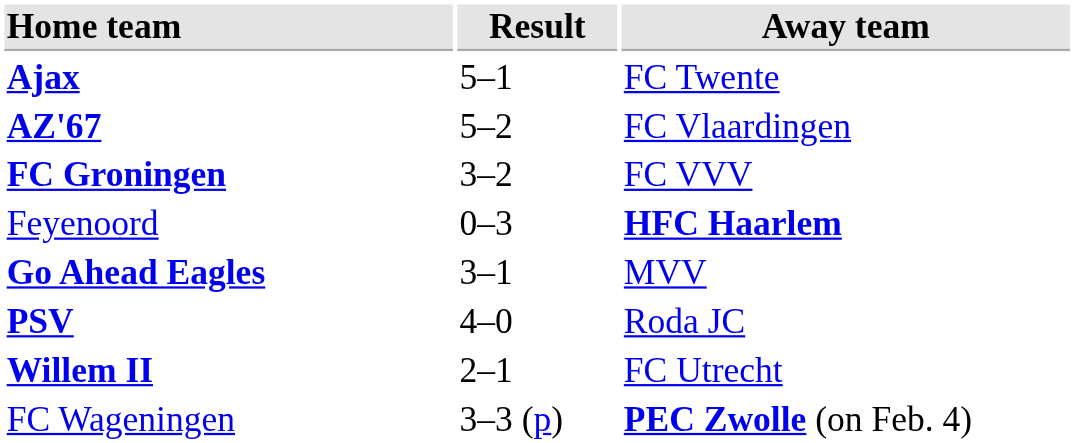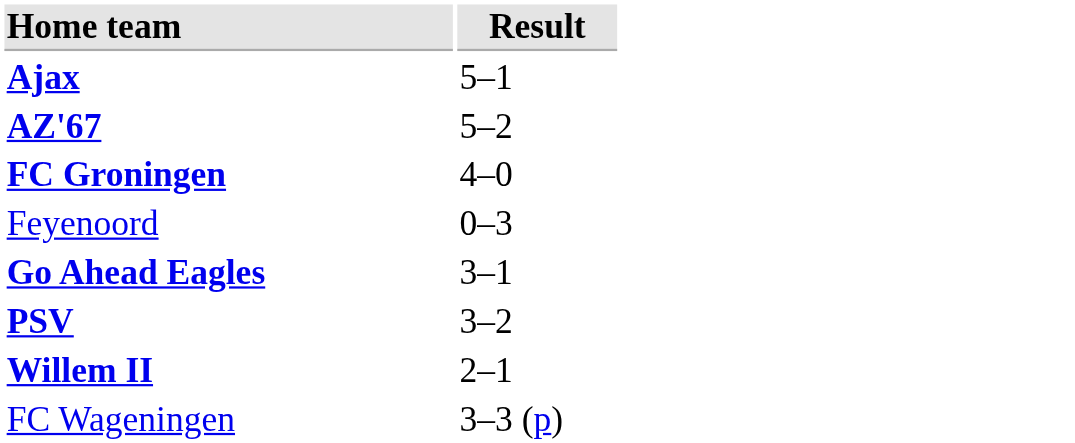- column: (846, 26)
(486, 174) 3–2 -> (486, 174) 4–0
(486, 321) 4–0 -> (486, 321) 3–2
